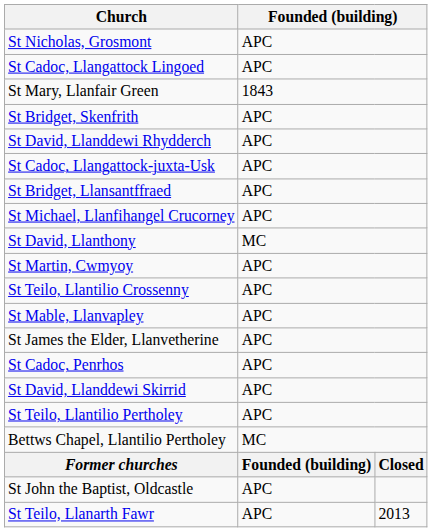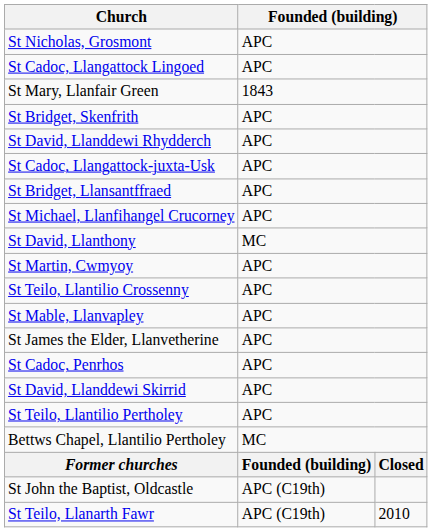(257, 489) APC -> (283, 489) APC (C19th)
(257, 514) APC -> (283, 514) APC (C19th)
(394, 514) 2013 -> (394, 514) 2010
